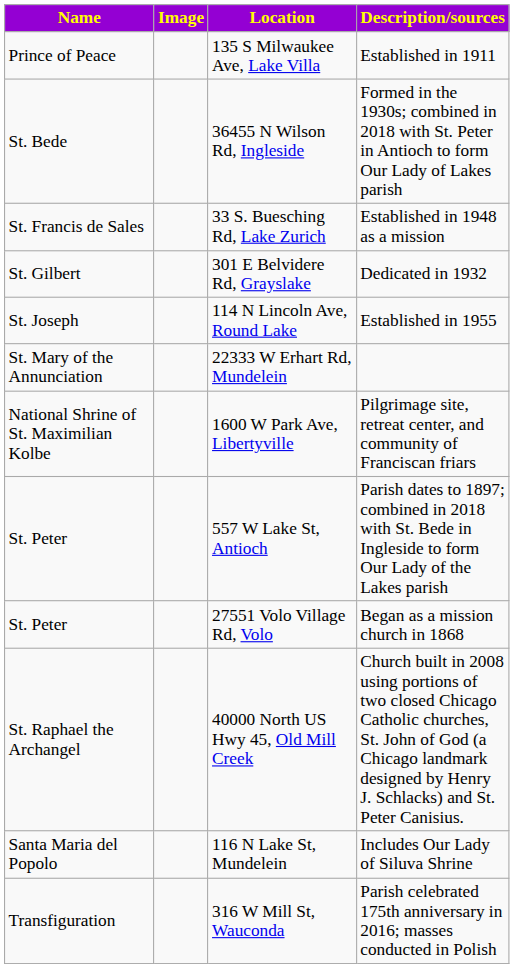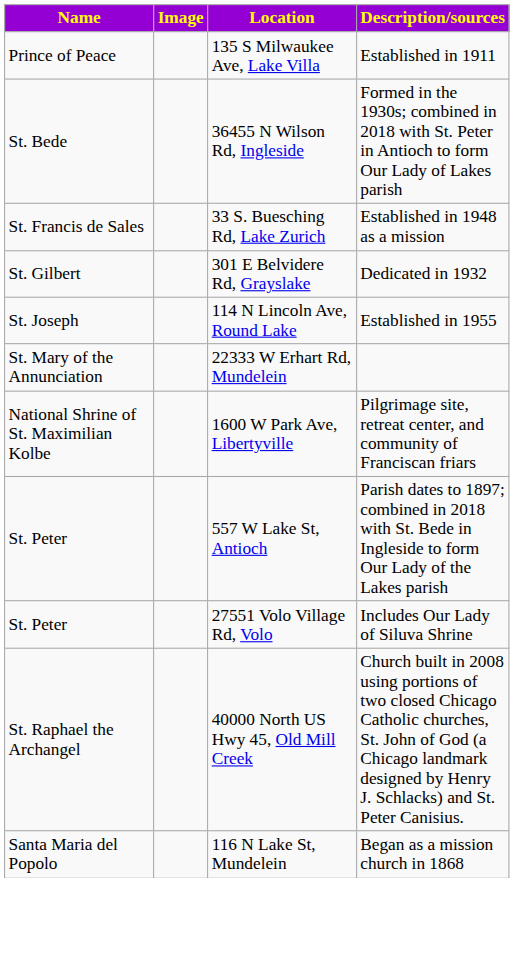(427, 624) Began as a mission church in 1868 -> (425, 624) Includes Our Lady of Siluva Shrine
(425, 854) Includes Our Lady of Siluva Shrine -> (427, 854) Began as a mission church in 1868
- row: (264, 920)
